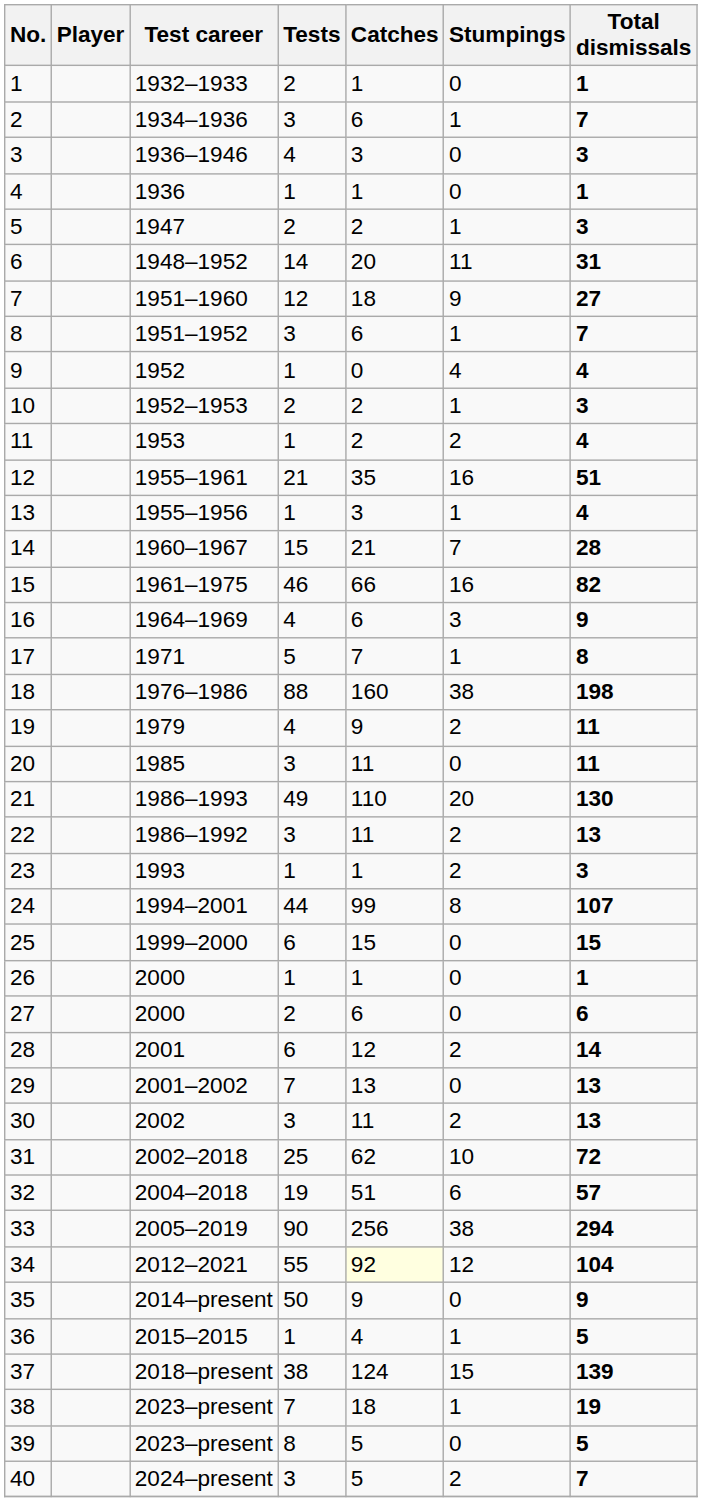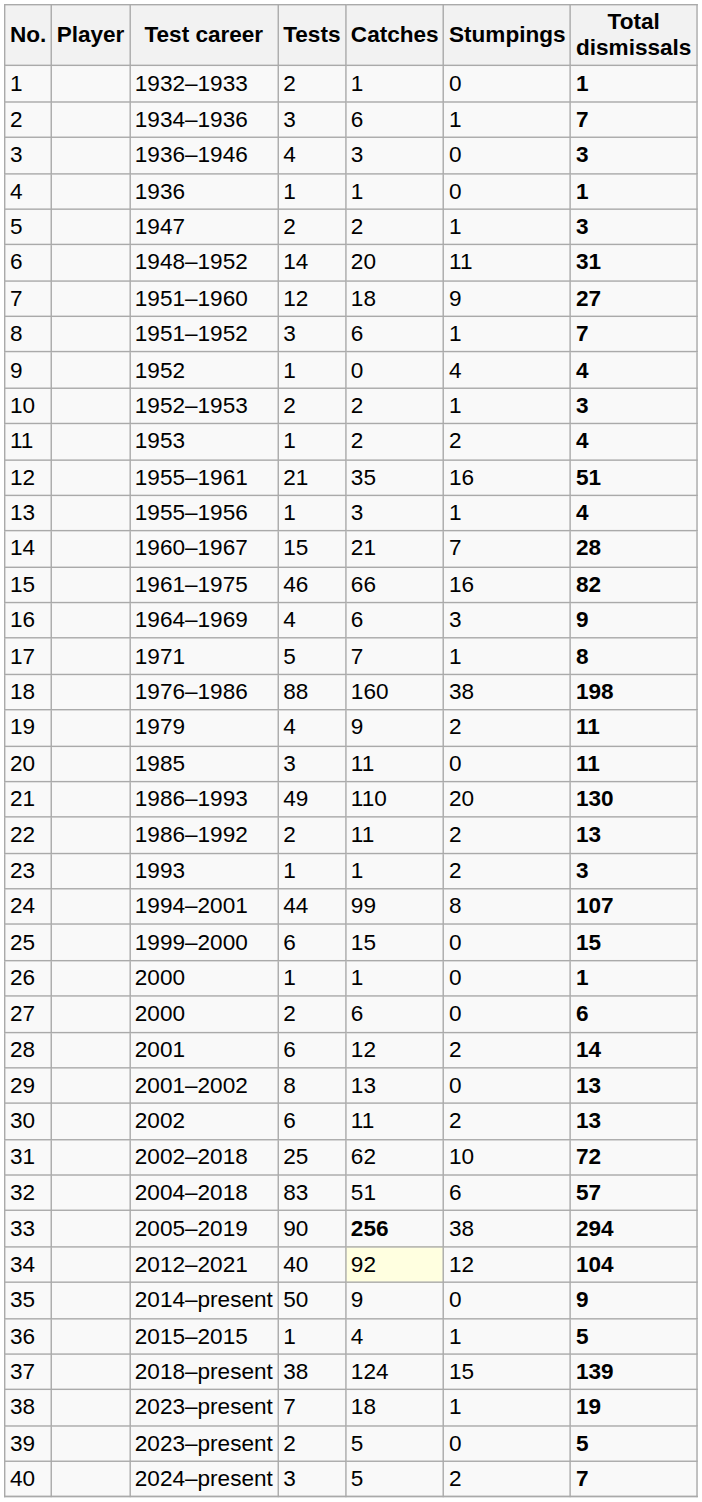(289, 834) 3 -> (289, 834) 2
(289, 1085) 7 -> (289, 1085) 8
(289, 1121) 3 -> (289, 1121) 6
(296, 1192) 19 -> (296, 1192) 83
(370, 1228) normal -> (370, 1228) bold
(296, 1264) 55 -> (296, 1264) 40
(289, 1443) 8 -> (289, 1443) 2
